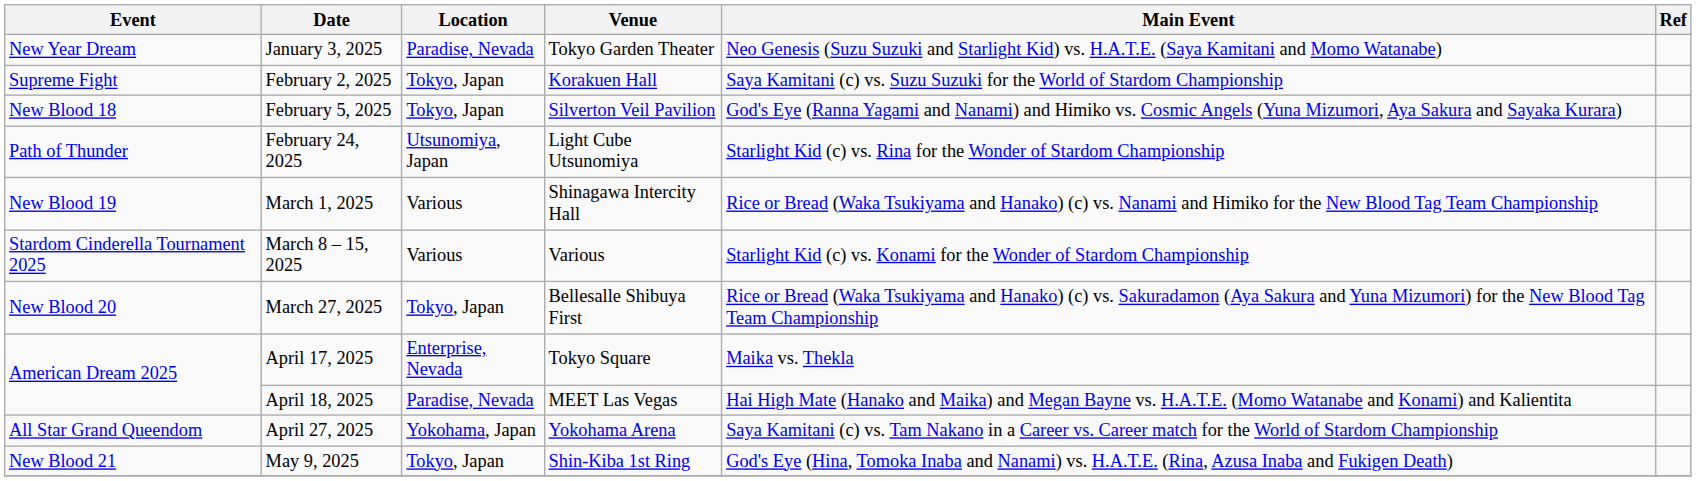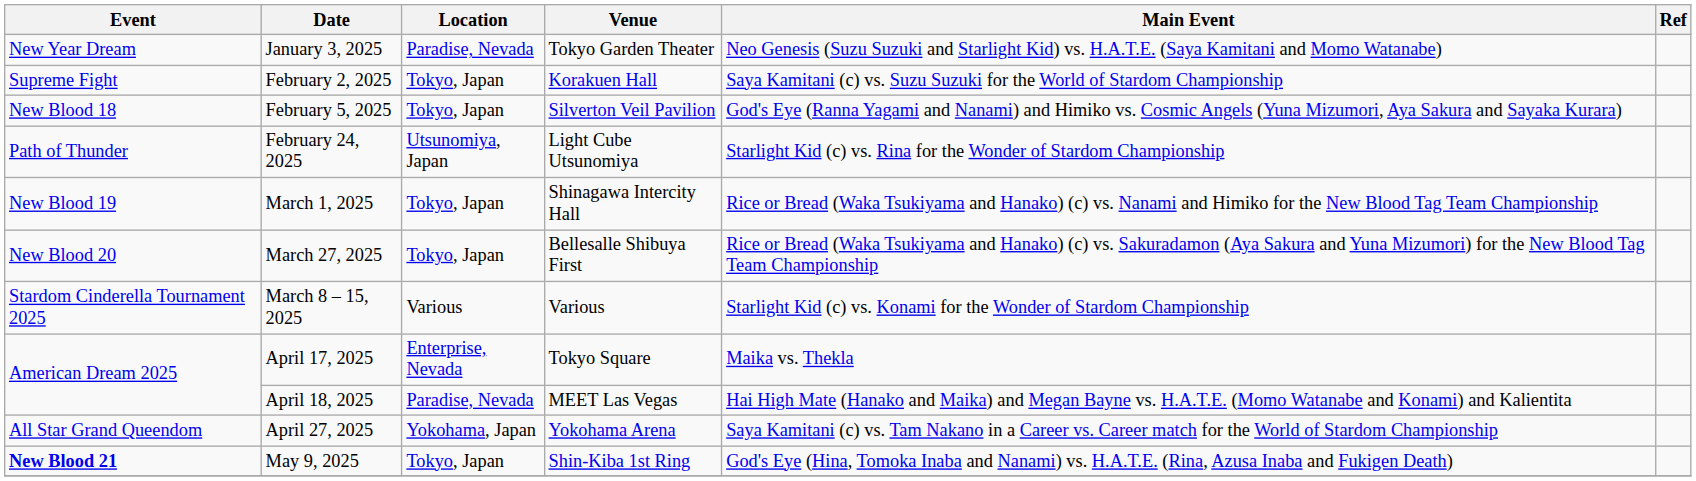(434, 203) Various -> (455, 203) Tokyo, Japan
rows swapped: (317, 254) <-> (324, 306)
(63, 460) normal -> (63, 460) bold
